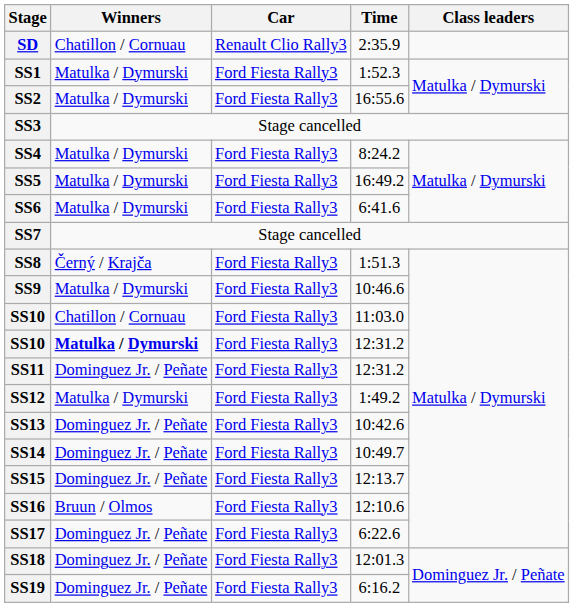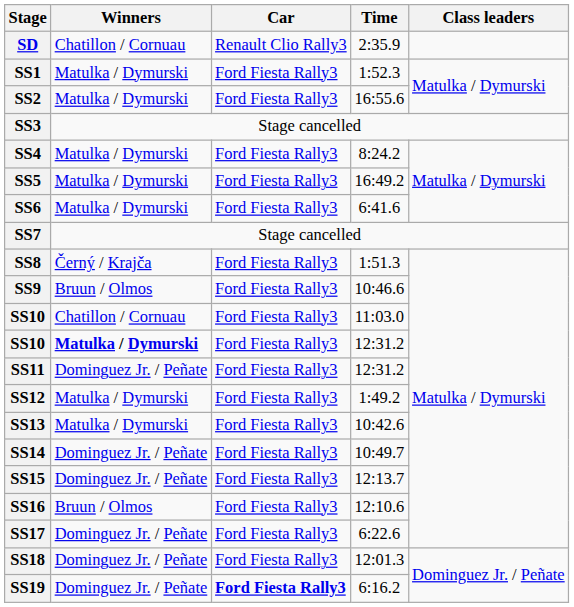(121, 289) Matulka / Dymurski -> (104, 289) Bruun / Olmos
(131, 424) Dominguez Jr. / Peñate -> (121, 424) Matulka / Dymurski
(276, 587) normal -> (280, 587) bold
